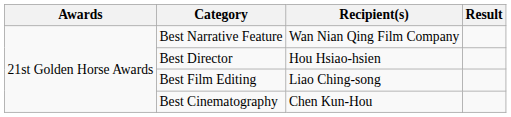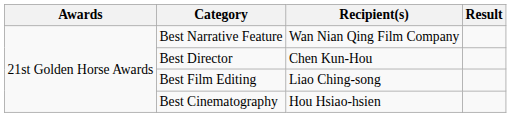(335, 58) Hou Hsiao-hsien -> (331, 58) Chen Kun-Hou
(331, 101) Chen Kun-Hou -> (335, 101) Hou Hsiao-hsien
